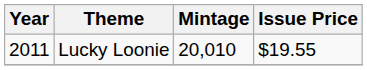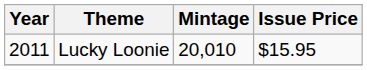(287, 49) $19.55 -> (287, 49) $15.95
